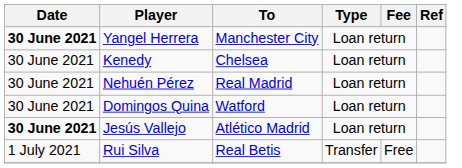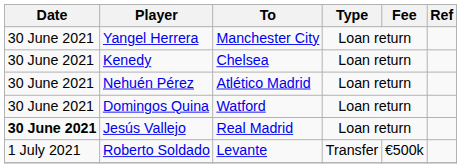(52, 38) bold -> (51, 38) normal
(254, 83) Real Madrid -> (263, 83) Atlético Madrid
(263, 128) Atlético Madrid -> (255, 128) Real Madrid
- row: (131, 151)
+ row: (156, 151)
